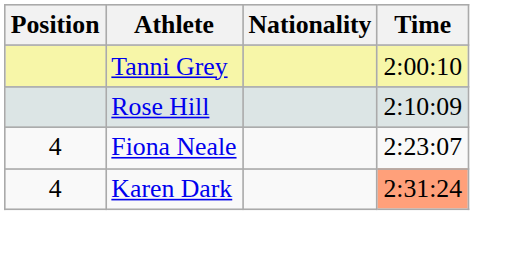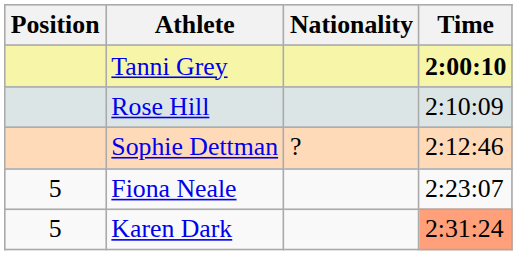(423, 65) normal -> (466, 65) bold
+ row: (195, 147)
(55, 147) 4 -> (55, 188) 5
(55, 188) 4 -> (55, 229) 5
